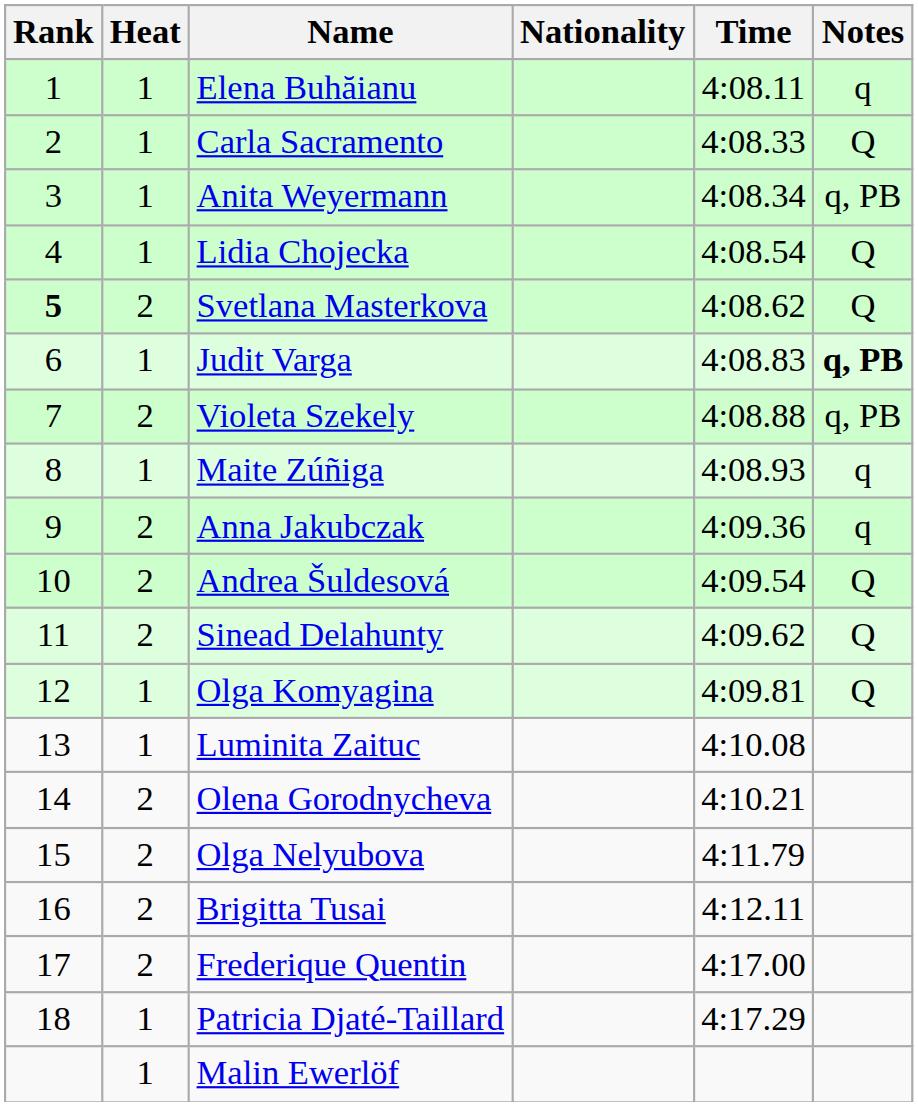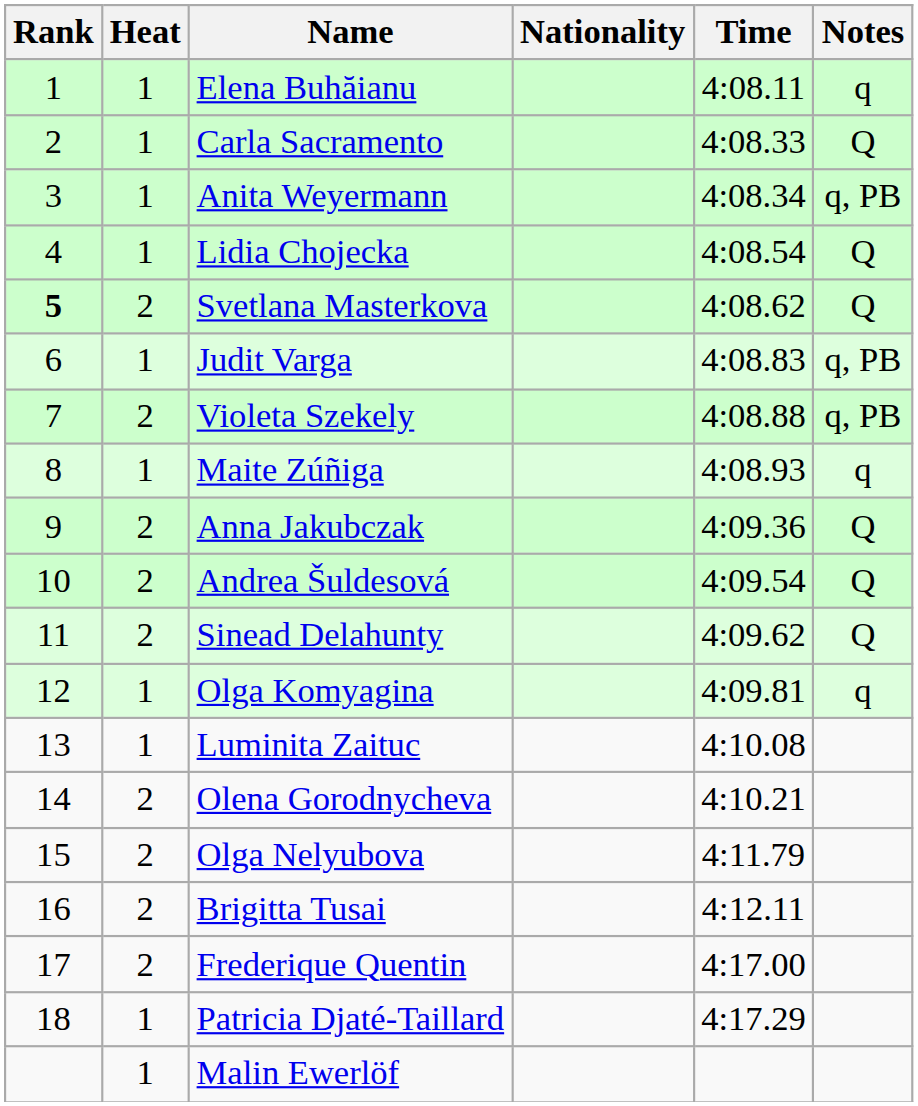(863, 360) bold -> (863, 360) normal
(863, 525) q -> (863, 525) Q
(863, 689) Q -> (863, 689) q
